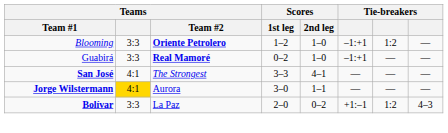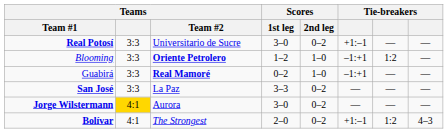+ row: (90, 43)
(133, 74) 4:1 -> (133, 89) 3:3
(180, 74) The Strongest -> (166, 89) La Paz
(319, 74) 4–1 -> (319, 89) 0–2
(319, 89) 1–1 -> (319, 105) 0–2
(133, 105) 3:3 -> (133, 120) 4:1
(166, 105) La Paz -> (180, 120) The Strongest
